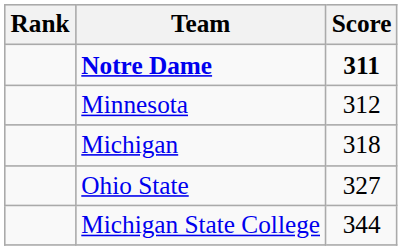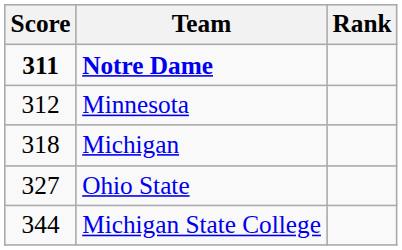columns swapped: (40, 24) <-> (362, 24)
